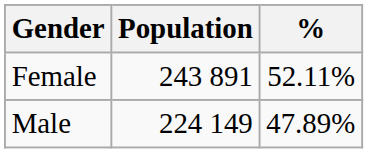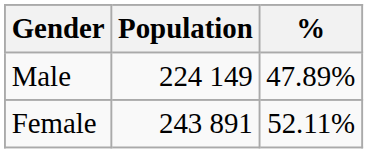rows swapped: (54, 76) <-> (41, 123)
